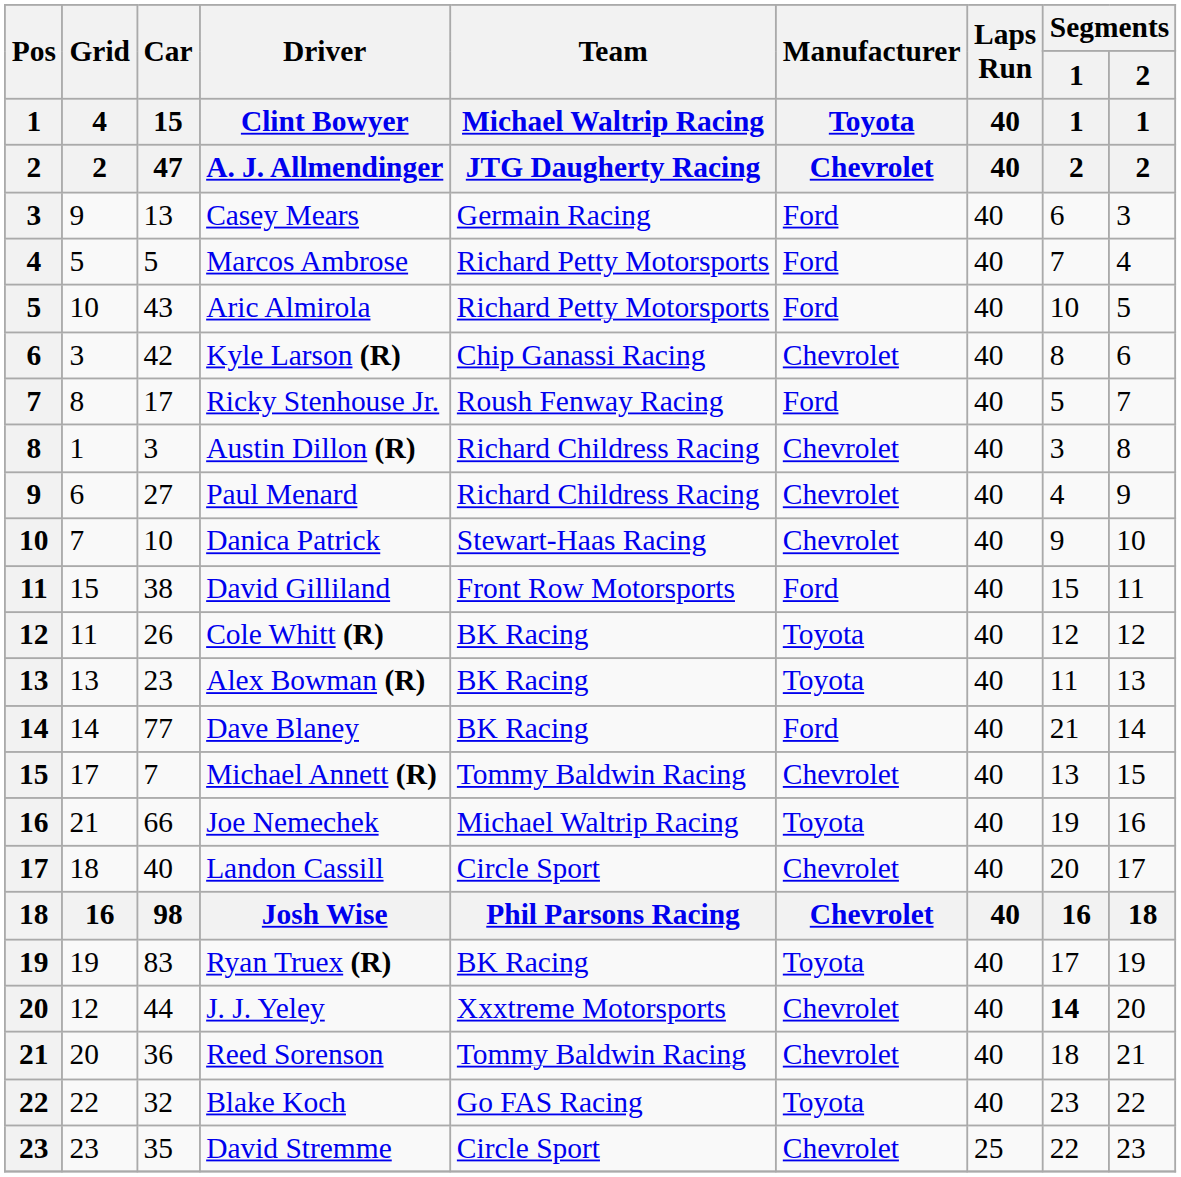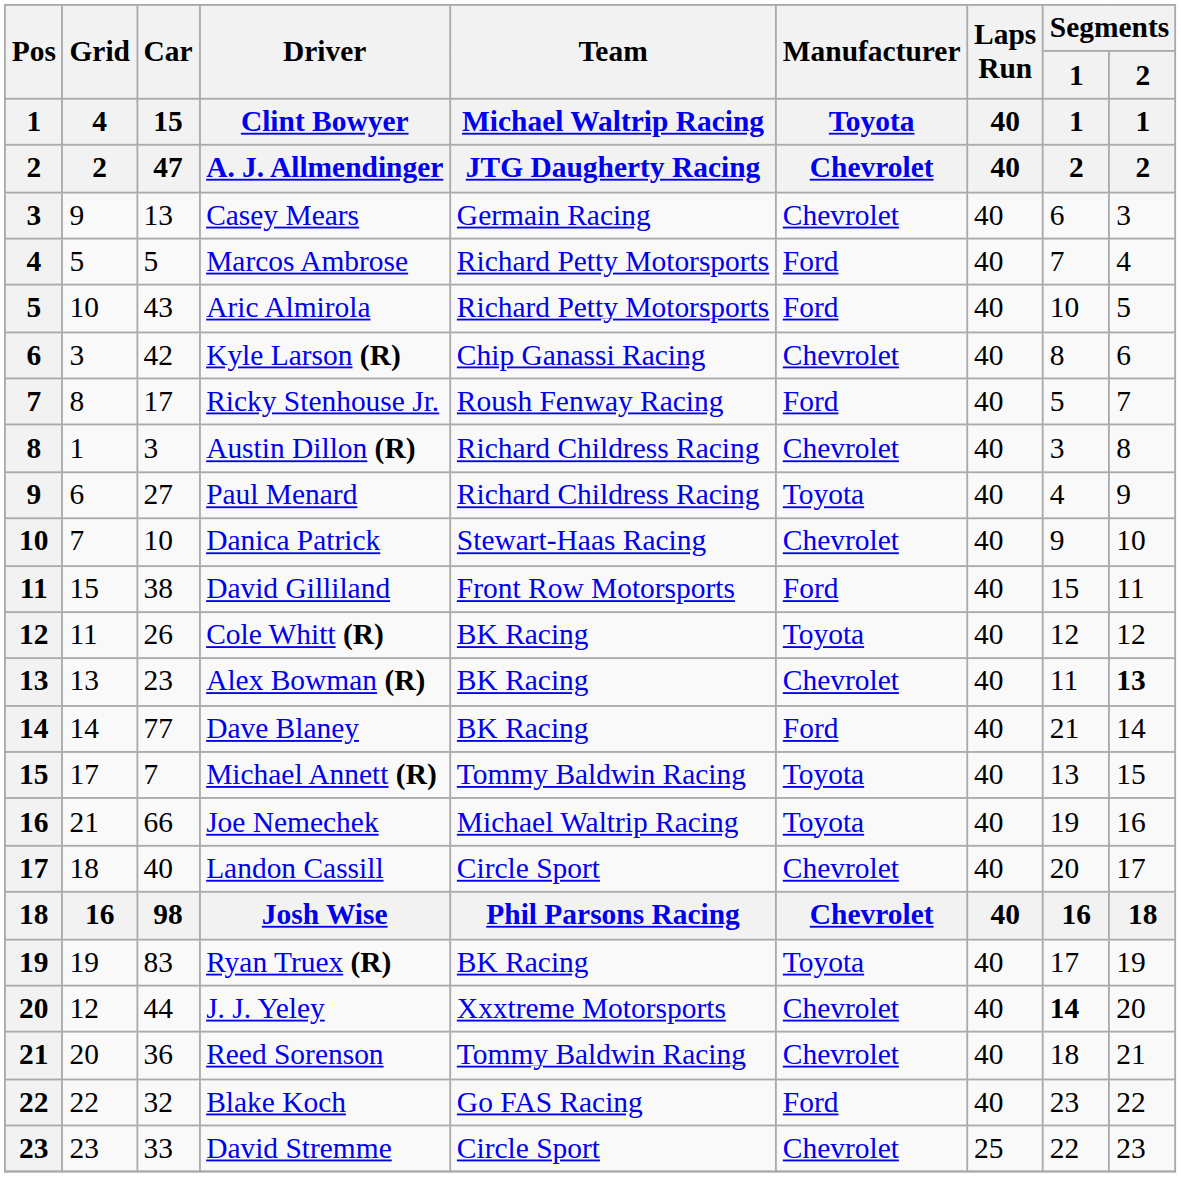(811, 214) Ford -> (841, 214) Chevrolet
(841, 494) Chevrolet -> (823, 494) Toyota
(823, 681) Toyota -> (841, 681) Chevrolet
(1131, 681) normal -> (1131, 681) bold
(841, 774) Chevrolet -> (823, 774) Toyota
(823, 1101) Toyota -> (811, 1101) Ford
(158, 1148) 35 -> (158, 1148) 33
